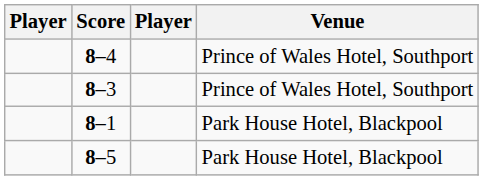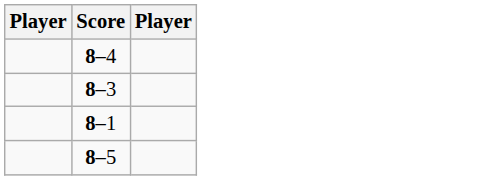- column: (337, 21)
